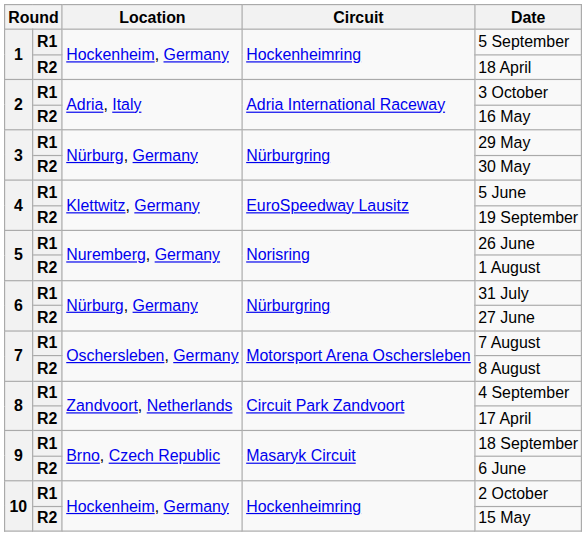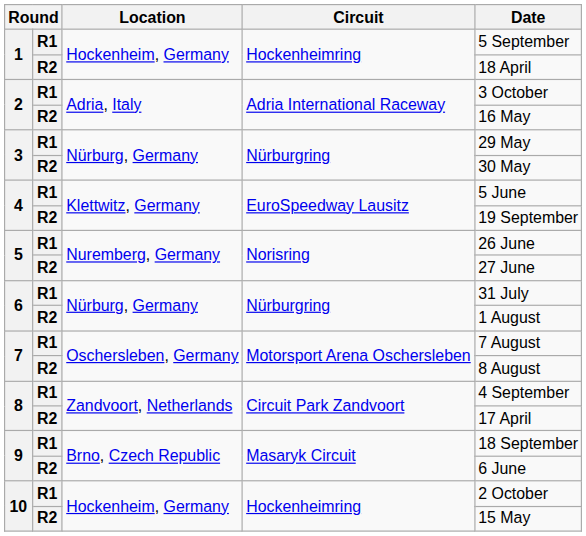(509, 268) 1 August -> (507, 268) 27 June
(507, 318) 27 June -> (509, 318) 1 August
